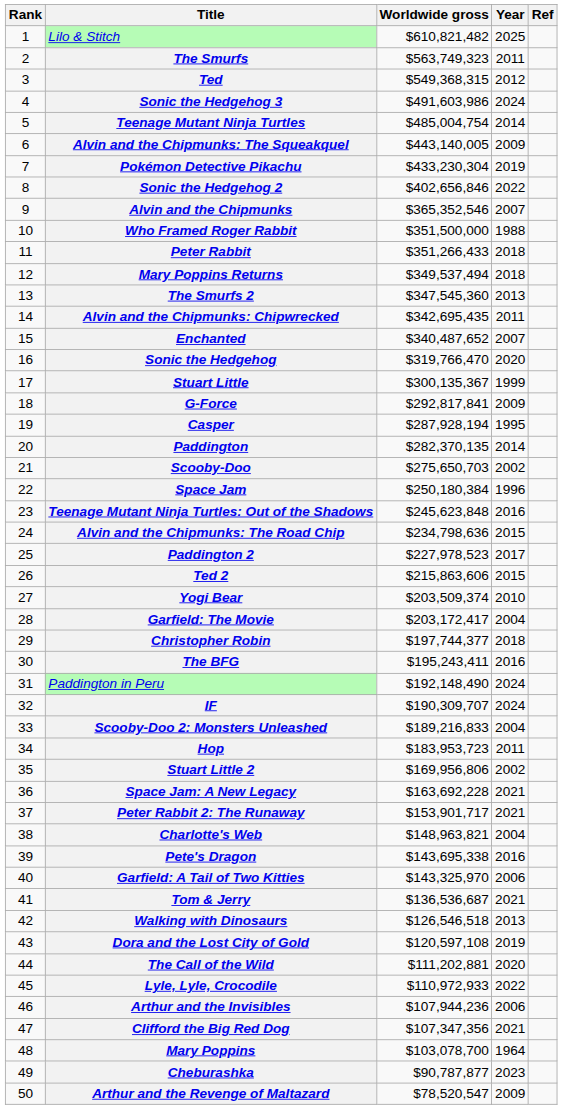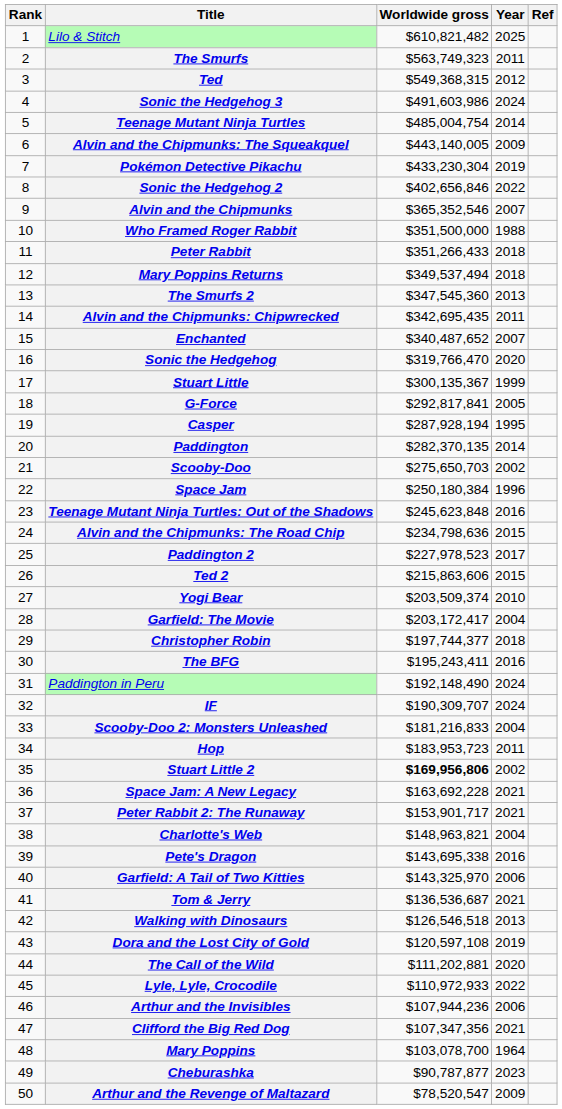(510, 403) 2009 -> (510, 403) 2005
(447, 727) $189,216,833 -> (447, 727) $181,216,833
(447, 770) normal -> (447, 770) bold
